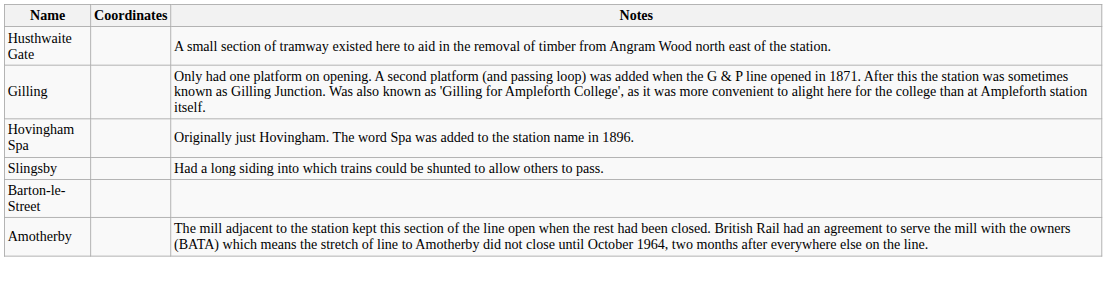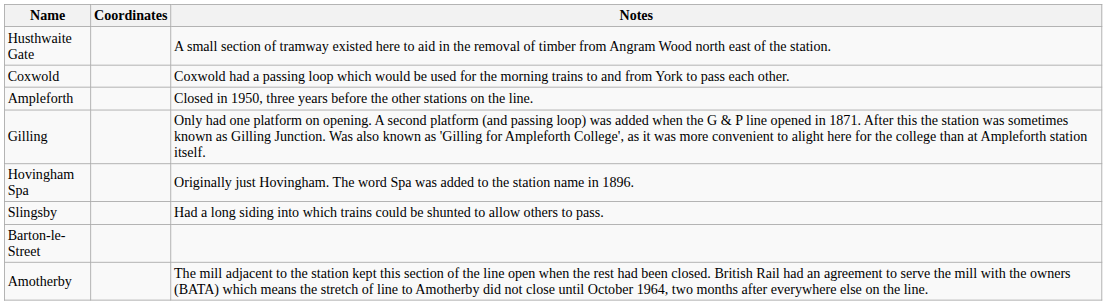+ row: (34, 76)
+ row: (41, 98)
